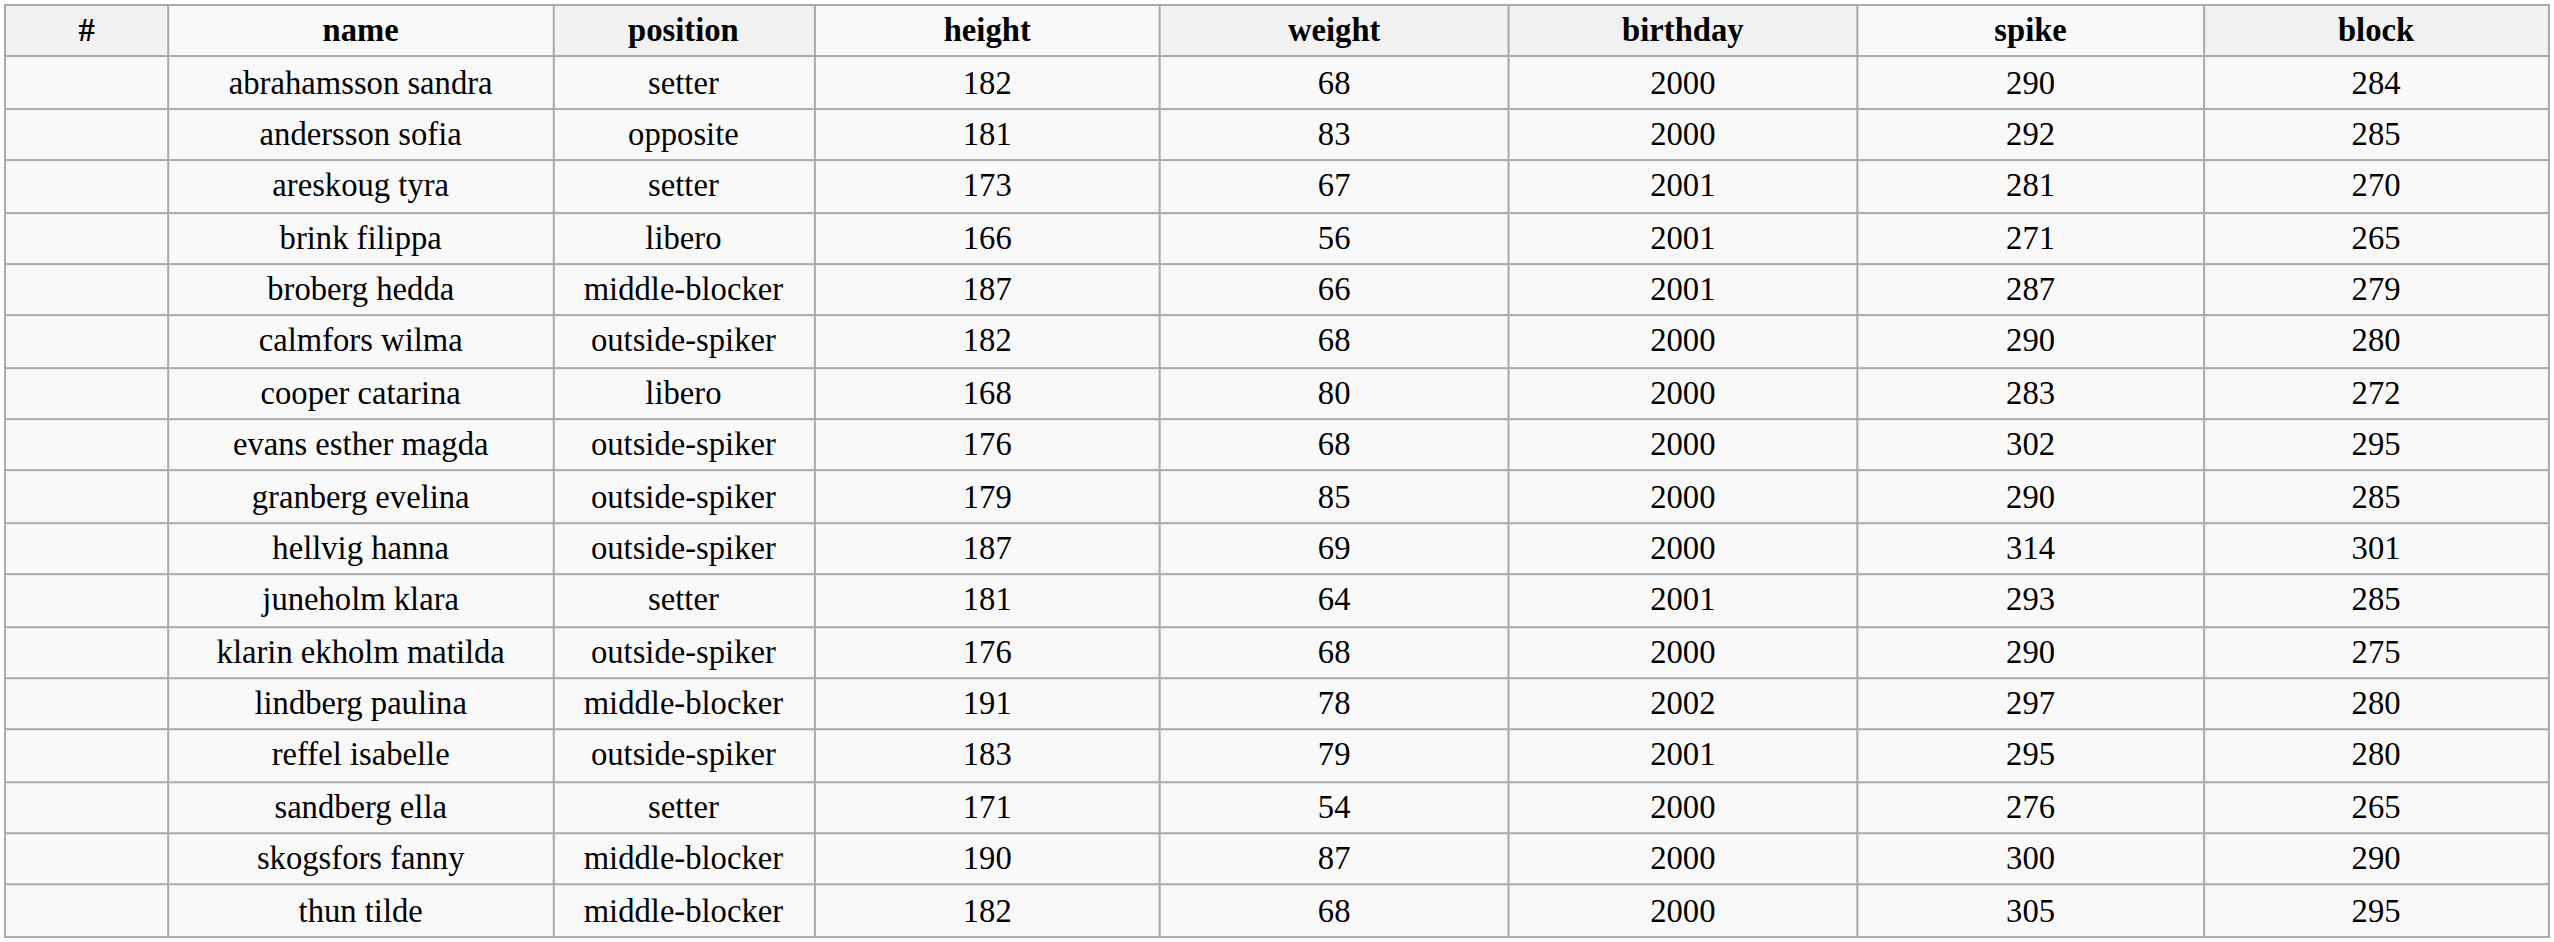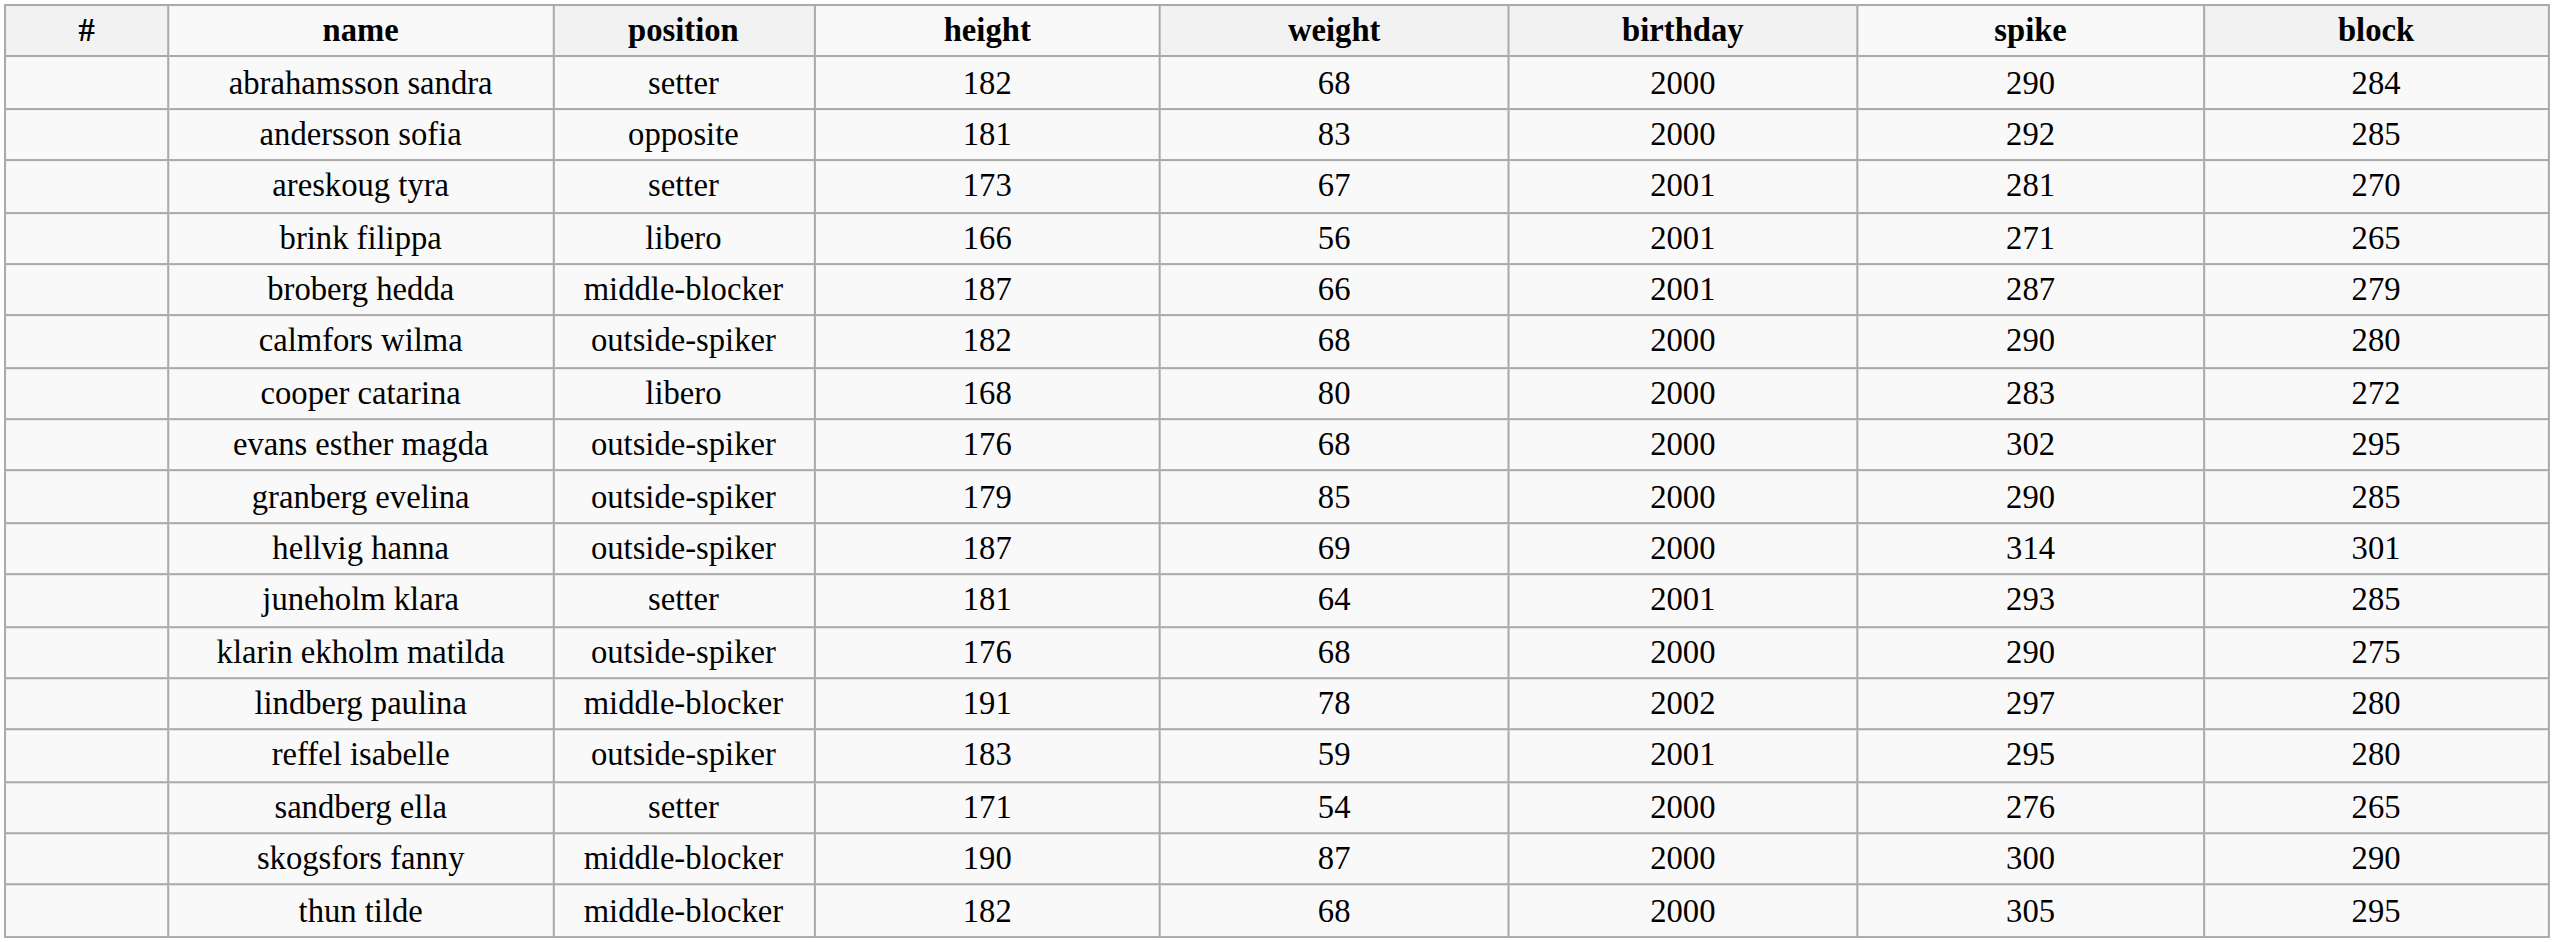(1334, 755) 79 -> (1334, 755) 59
